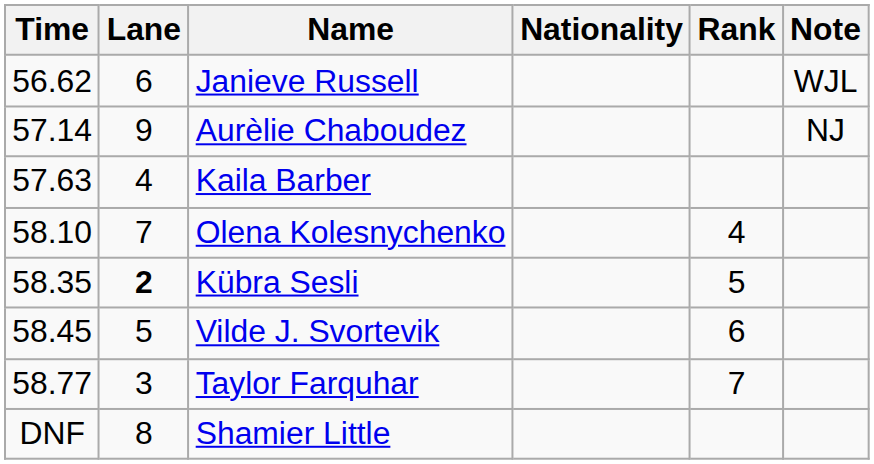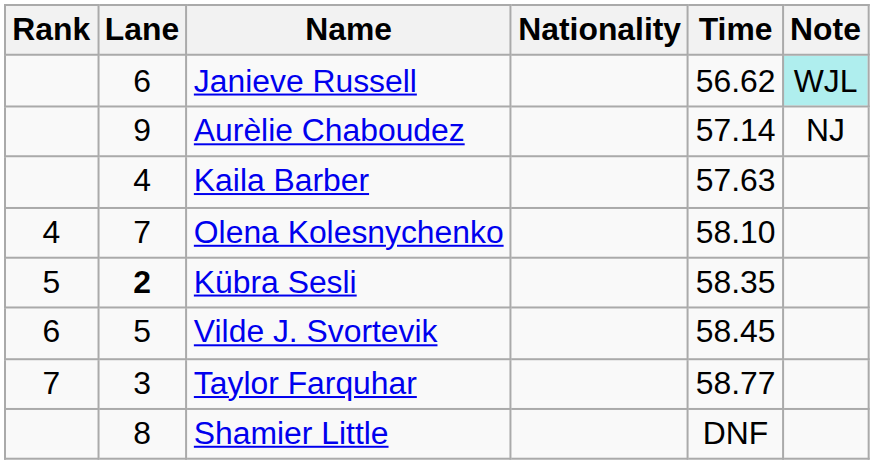columns swapped: (737, 29) <-> (52, 29)
(825, 80) no background -> (825, 80) paleturquoise background
